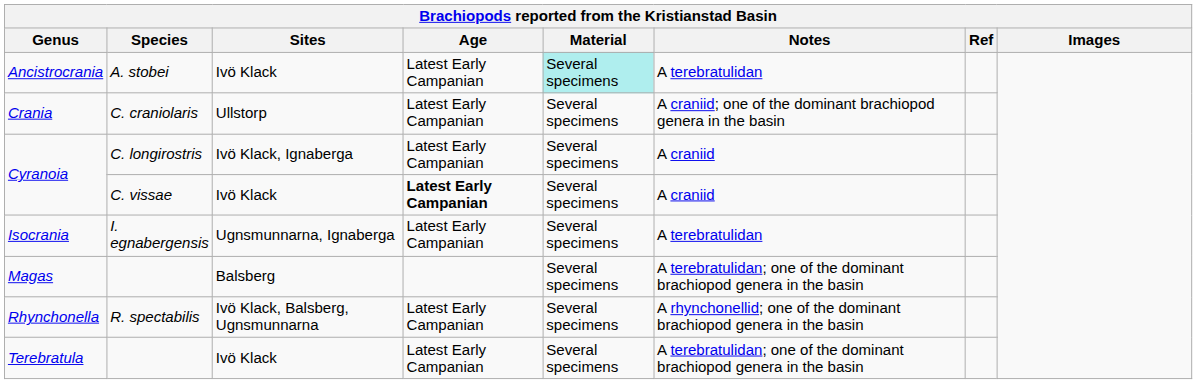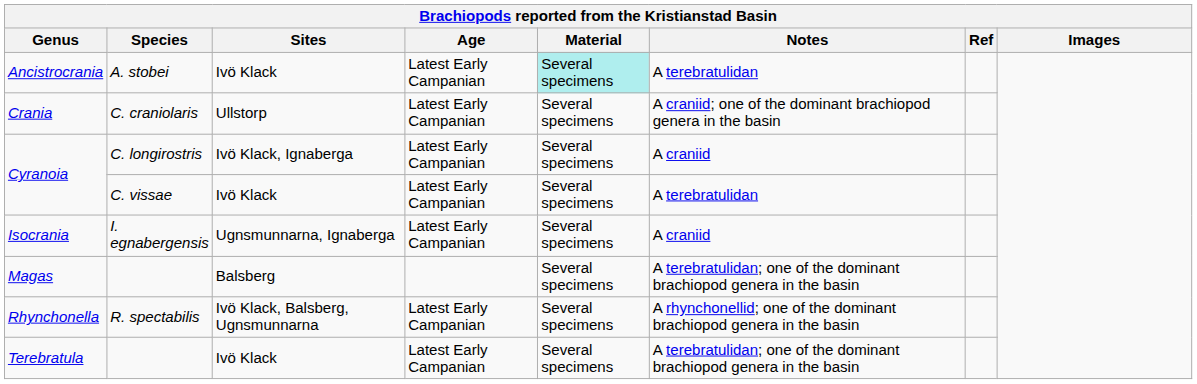(449, 194) bold -> (448, 194) normal
(686, 194) A craniid -> (705, 194) A terebratulidan
(710, 235) A terebratulidan -> (682, 235) A craniid
